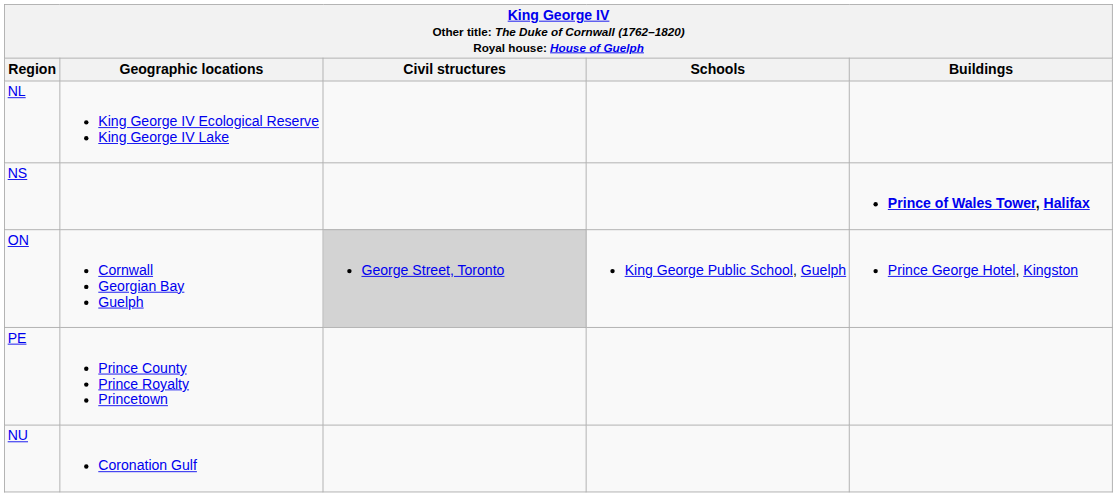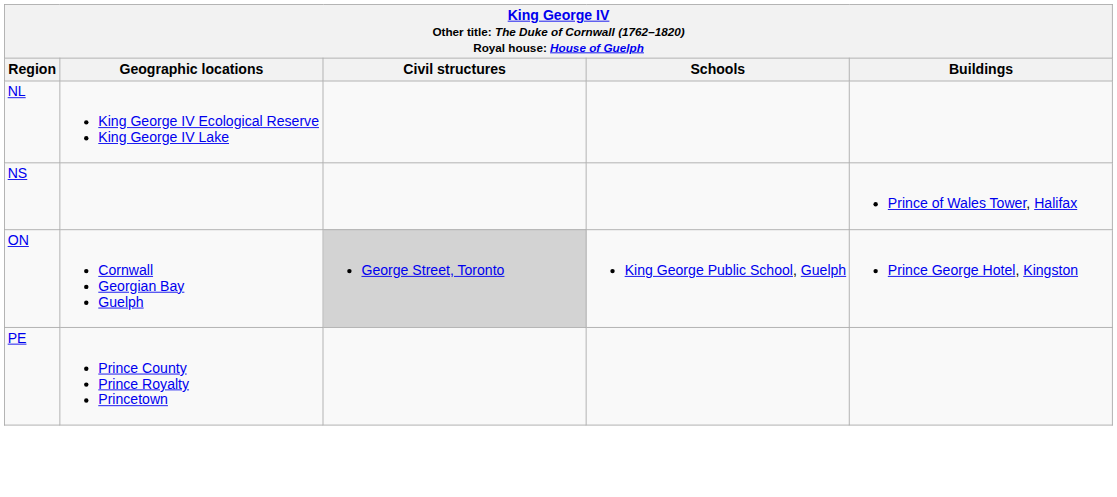(981, 204) bold -> (981, 204) normal
- row: (18, 436)
